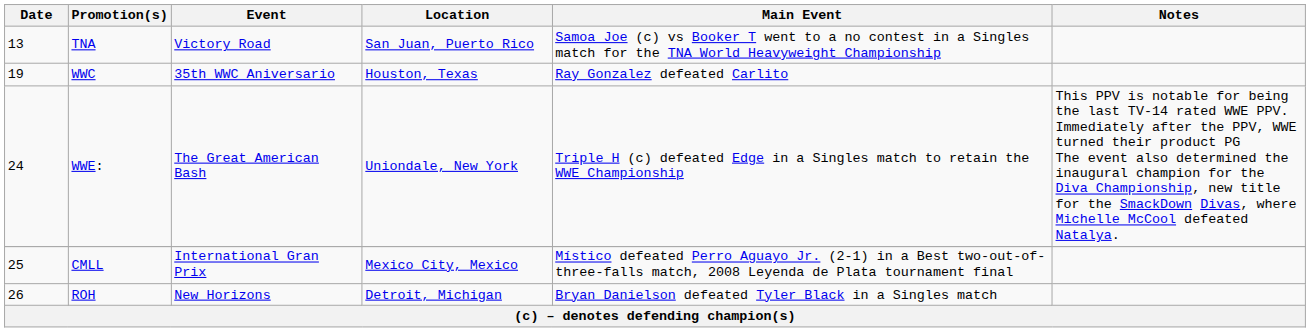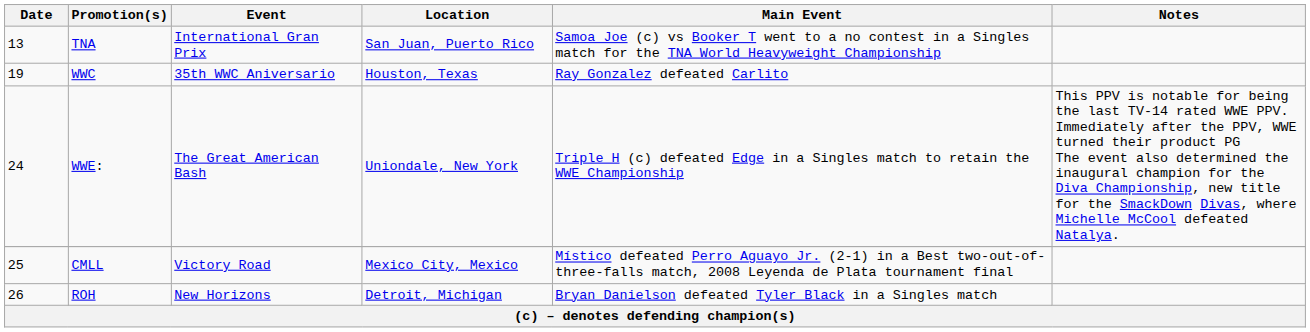(222, 45) Victory Road -> (247, 45) International Gran Prix
(247, 265) International Gran Prix -> (222, 265) Victory Road
